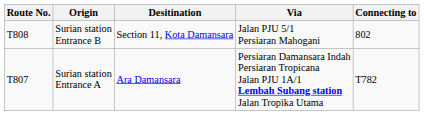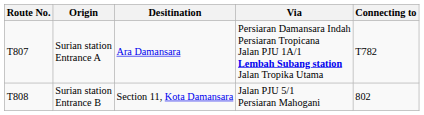rows swapped: (83, 79) <-> (83, 34)
